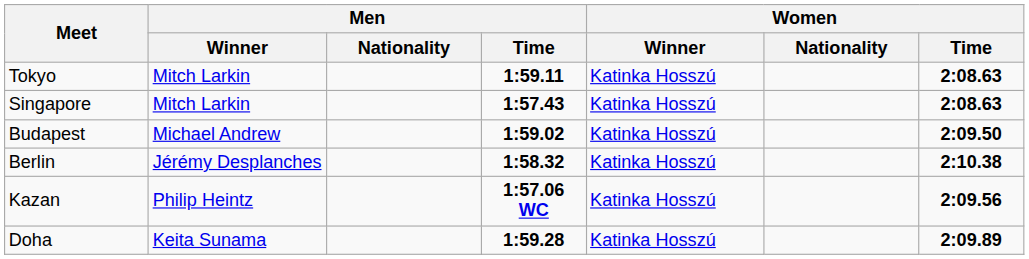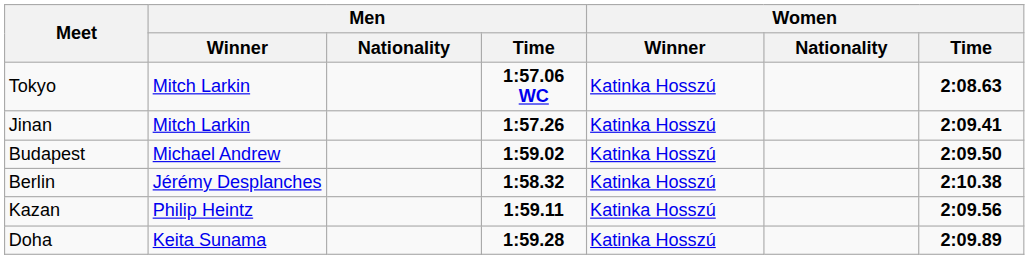(534, 76) 1:59.11 -> (534, 86) 1:57.06 WC
+ row: (30, 125)
- row: (50, 104)
(534, 201) 1:57.06 WC -> (534, 211) 1:59.11
